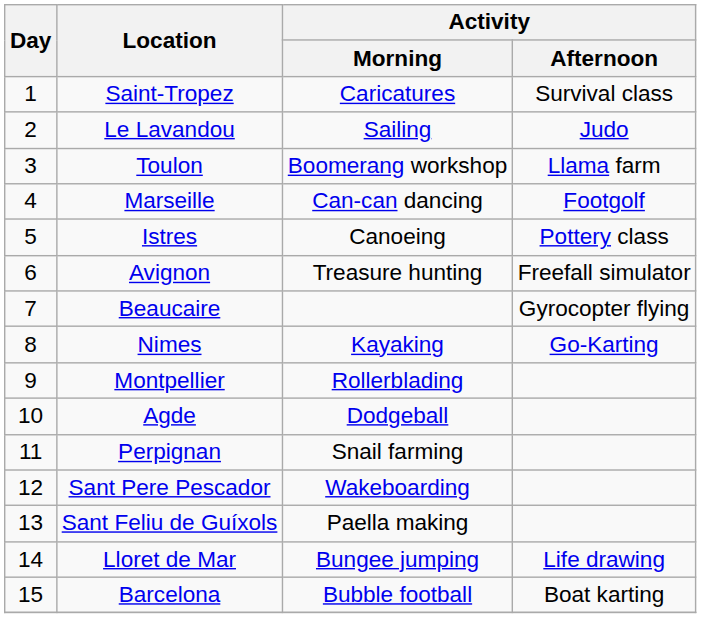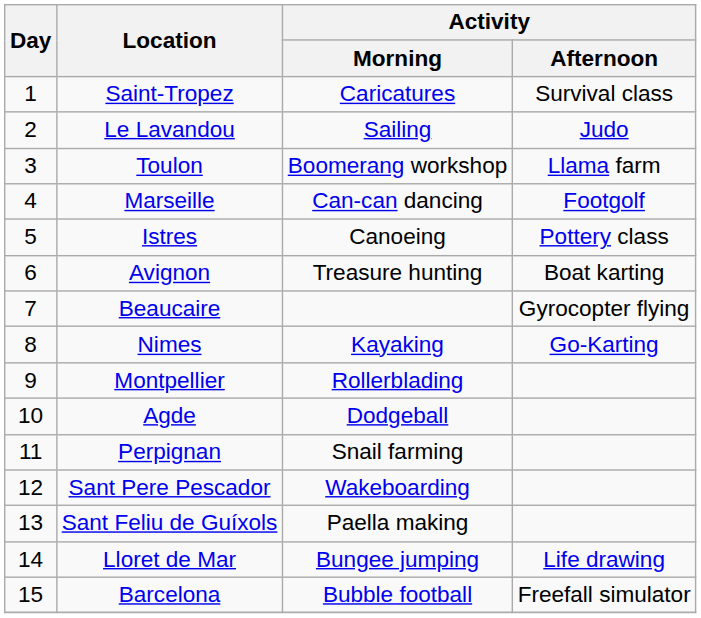(604, 272) Freefall simulator -> (604, 272) Boat karting
(604, 594) Boat karting -> (604, 594) Freefall simulator
